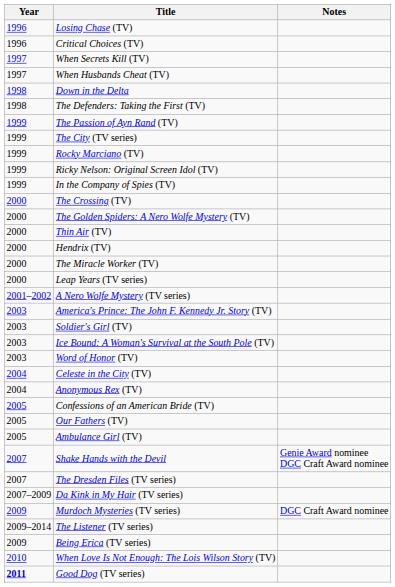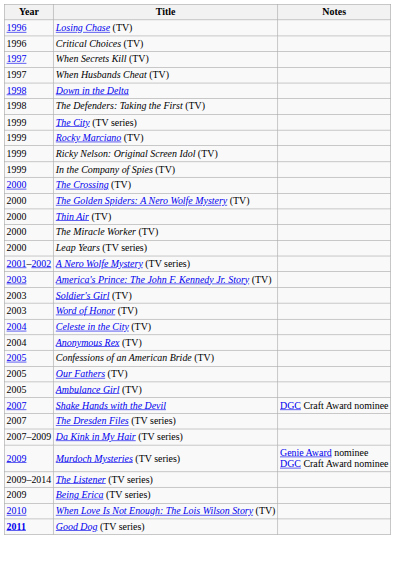- row: (117, 122)
- row: (83, 248)
- row: (165, 342)
(334, 458) Genie Award nominee DGC Craft Award nominee -> (334, 405) DGC Craft Award nominee
(334, 511) DGC Craft Award nominee -> (334, 458) Genie Award nominee DGC Craft Award nominee
